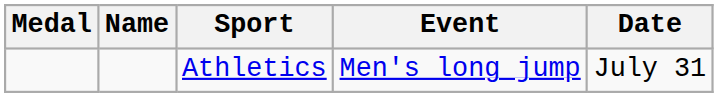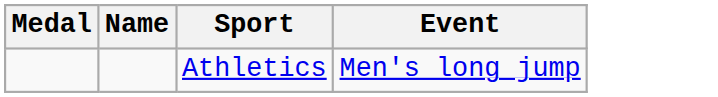- column: (650, 27)
